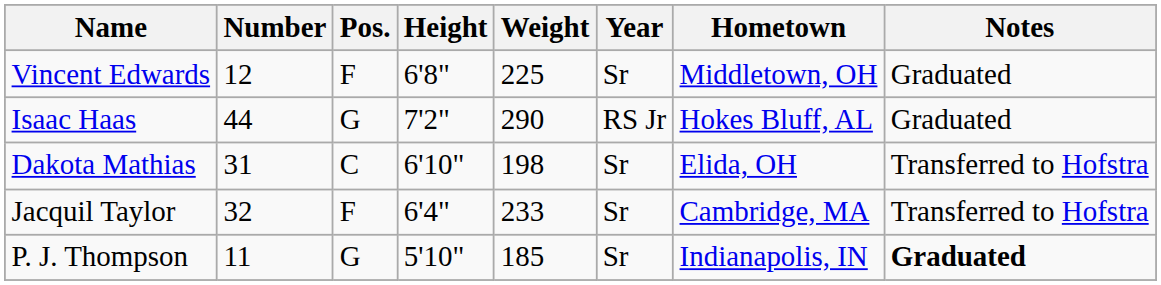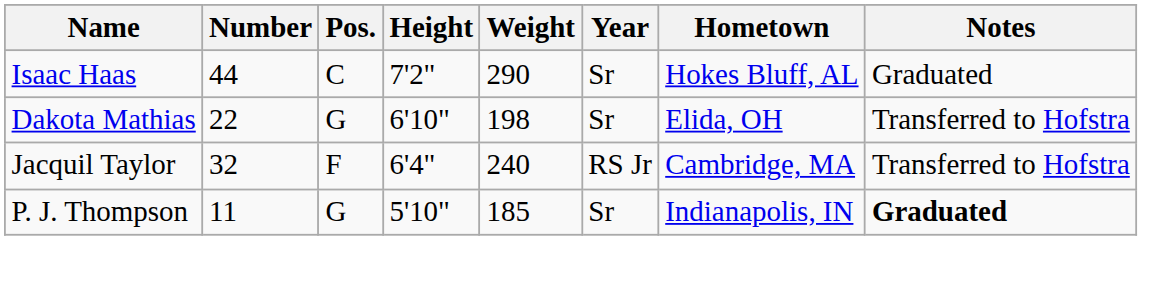- row: (111, 73)
(350, 119) G -> (335, 73) C
(634, 119) RS Jr -> (601, 73) Sr
(238, 165) 31 -> (224, 119) 22
(349, 165) C -> (336, 119) G
(523, 211) 233 -> (508, 165) 240
(616, 211) Sr -> (620, 165) RS Jr
